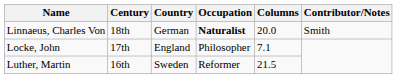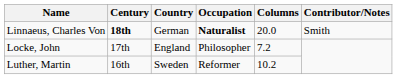(120, 30) normal -> (121, 30) bold
(264, 47) 7.1 -> (264, 47) 7.2
(267, 64) 21.5 -> (267, 64) 10.2
